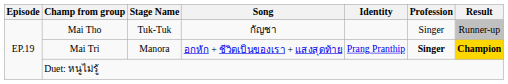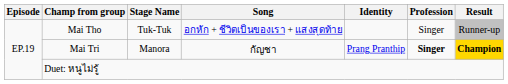(263, 30) กัญชา -> (263, 30) อกหัก + ชีวิตเป็นของเรา + แสงสุดท้าย
(263, 49) อกหัก + ชีวิตเป็นของเรา + แสงสุดท้าย -> (263, 49) กัญชา
